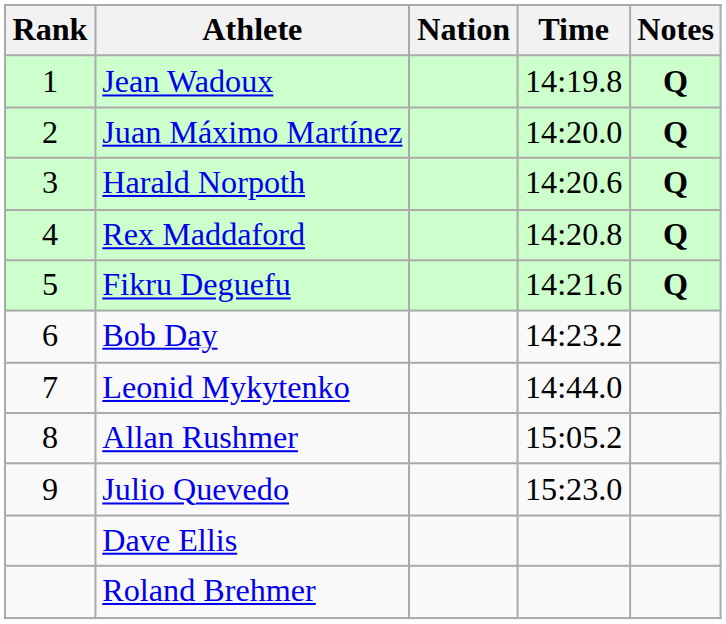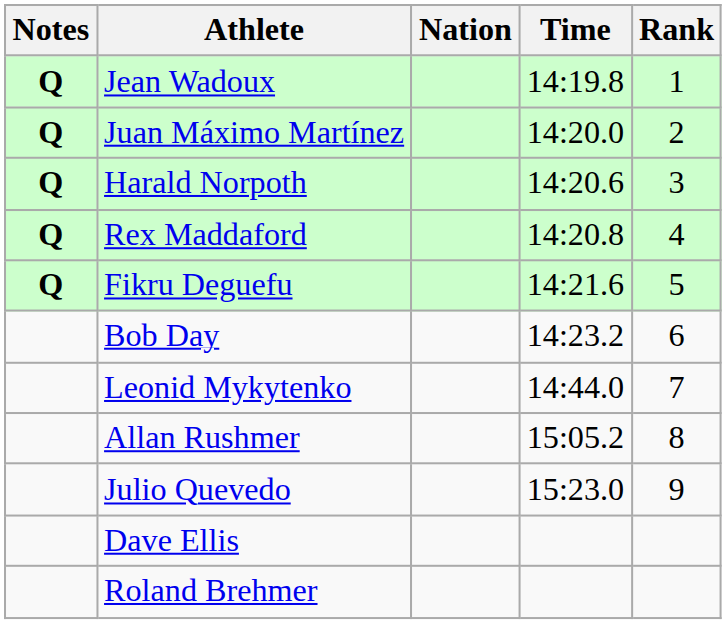columns swapped: (50, 30) <-> (676, 30)
